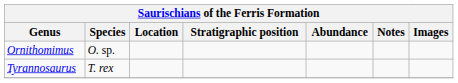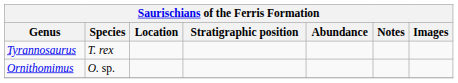rows swapped: (40, 50) <-> (41, 68)
